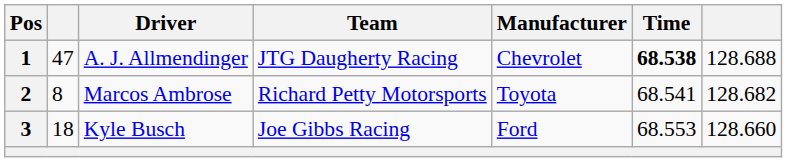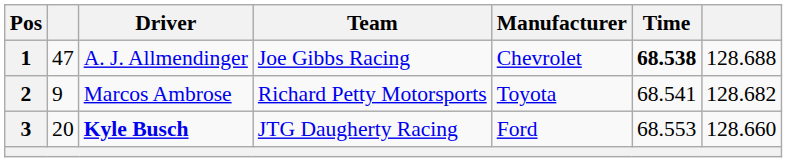(358, 58) JTG Daugherty Racing -> (334, 58) Joe Gibbs Racing
(57, 93) 8 -> (57, 93) 9
(63, 129) 18 -> (63, 129) 20
(134, 129) normal -> (136, 129) bold
(334, 129) Joe Gibbs Racing -> (358, 129) JTG Daugherty Racing
